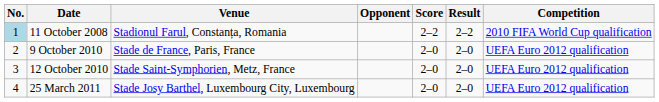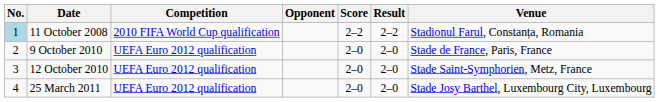columns swapped: (234, 13) <-> (569, 13)
